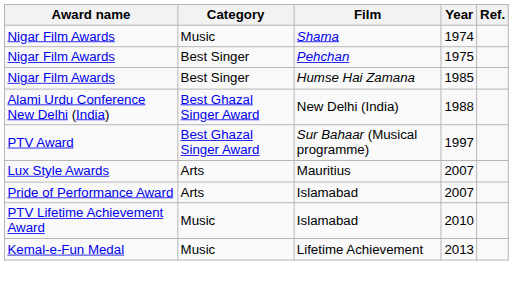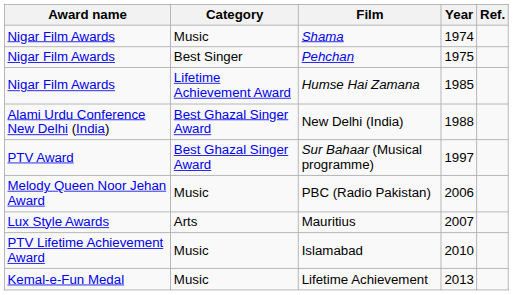(215, 78) Best Singer -> (232, 85) Lifetime Achievement Award
+ row: (366, 193)
- row: (327, 192)
